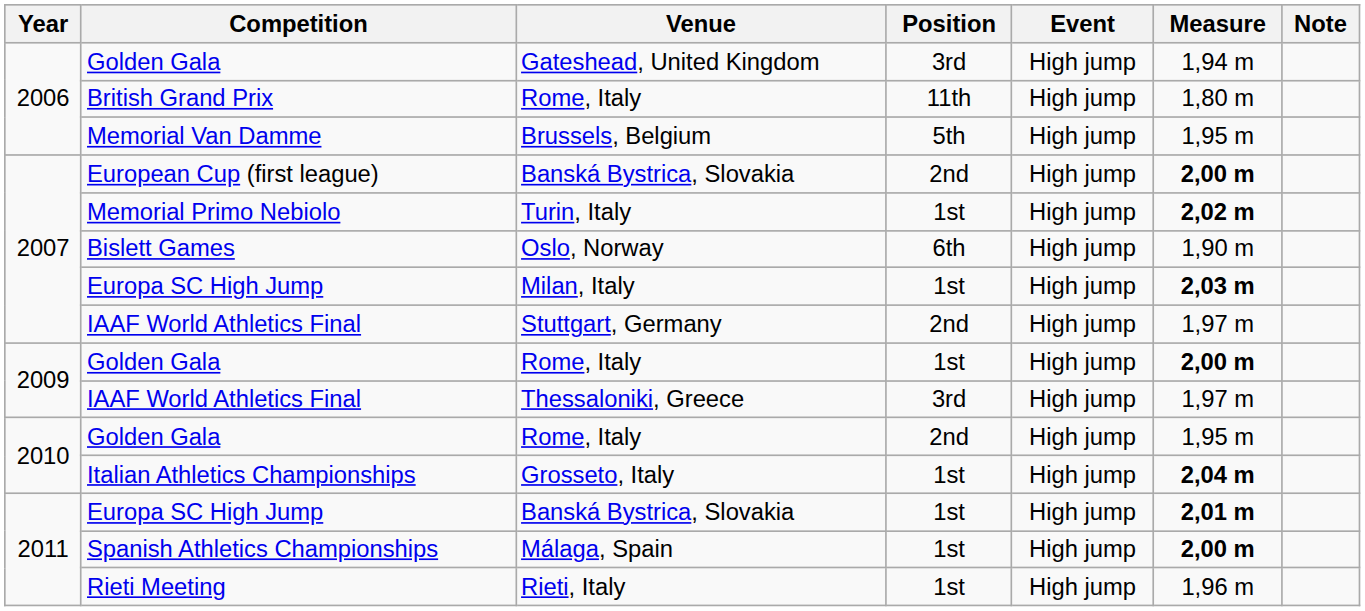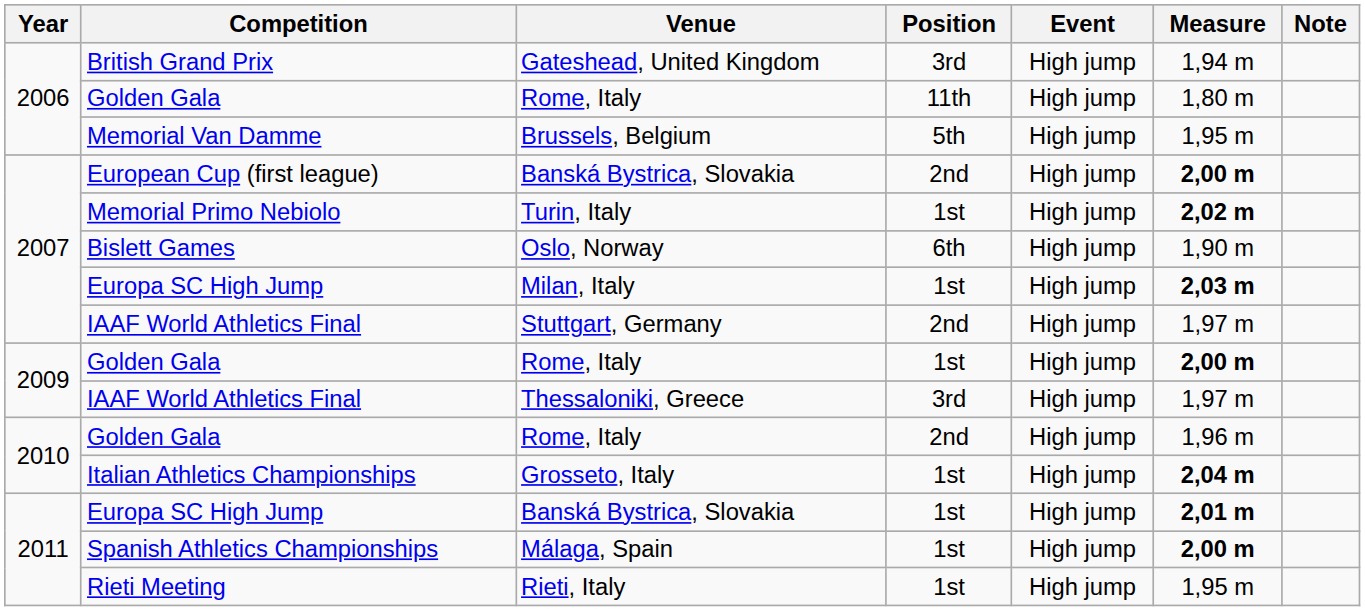(154, 62) Golden Gala -> (180, 62) British Grand Prix
(180, 99) British Grand Prix -> (154, 99) Golden Gala
(1218, 437) 1,95 m -> (1218, 437) 1,96 m
(1218, 587) 1,96 m -> (1218, 587) 1,95 m
